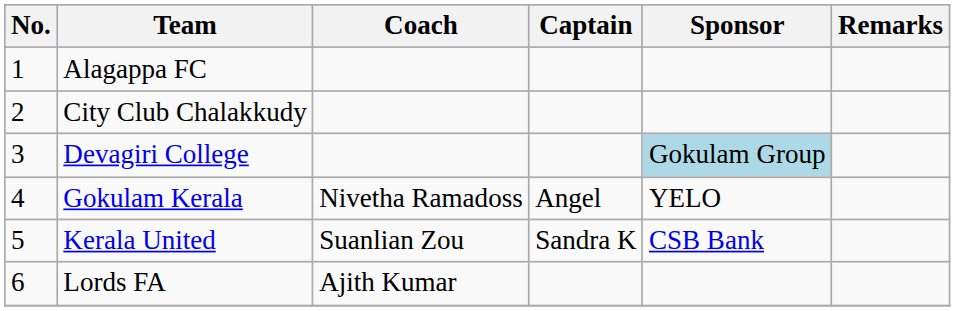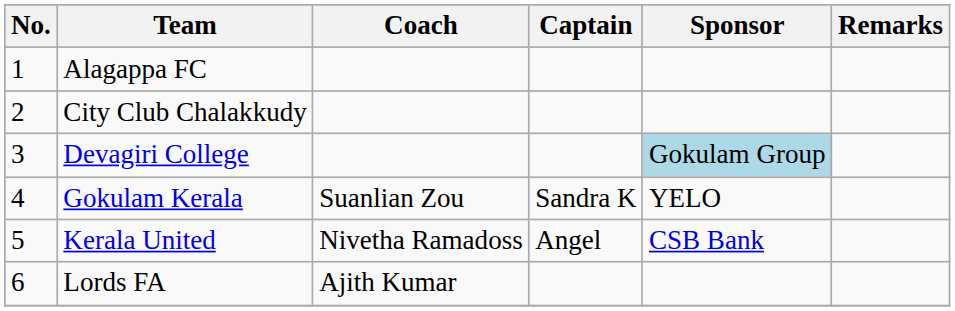(421, 197) Nivetha Ramadoss -> (392, 197) Suanlian Zou
(568, 197) Angel -> (586, 197) Sandra K
(392, 240) Suanlian Zou -> (421, 240) Nivetha Ramadoss
(586, 240) Sandra K -> (568, 240) Angel
